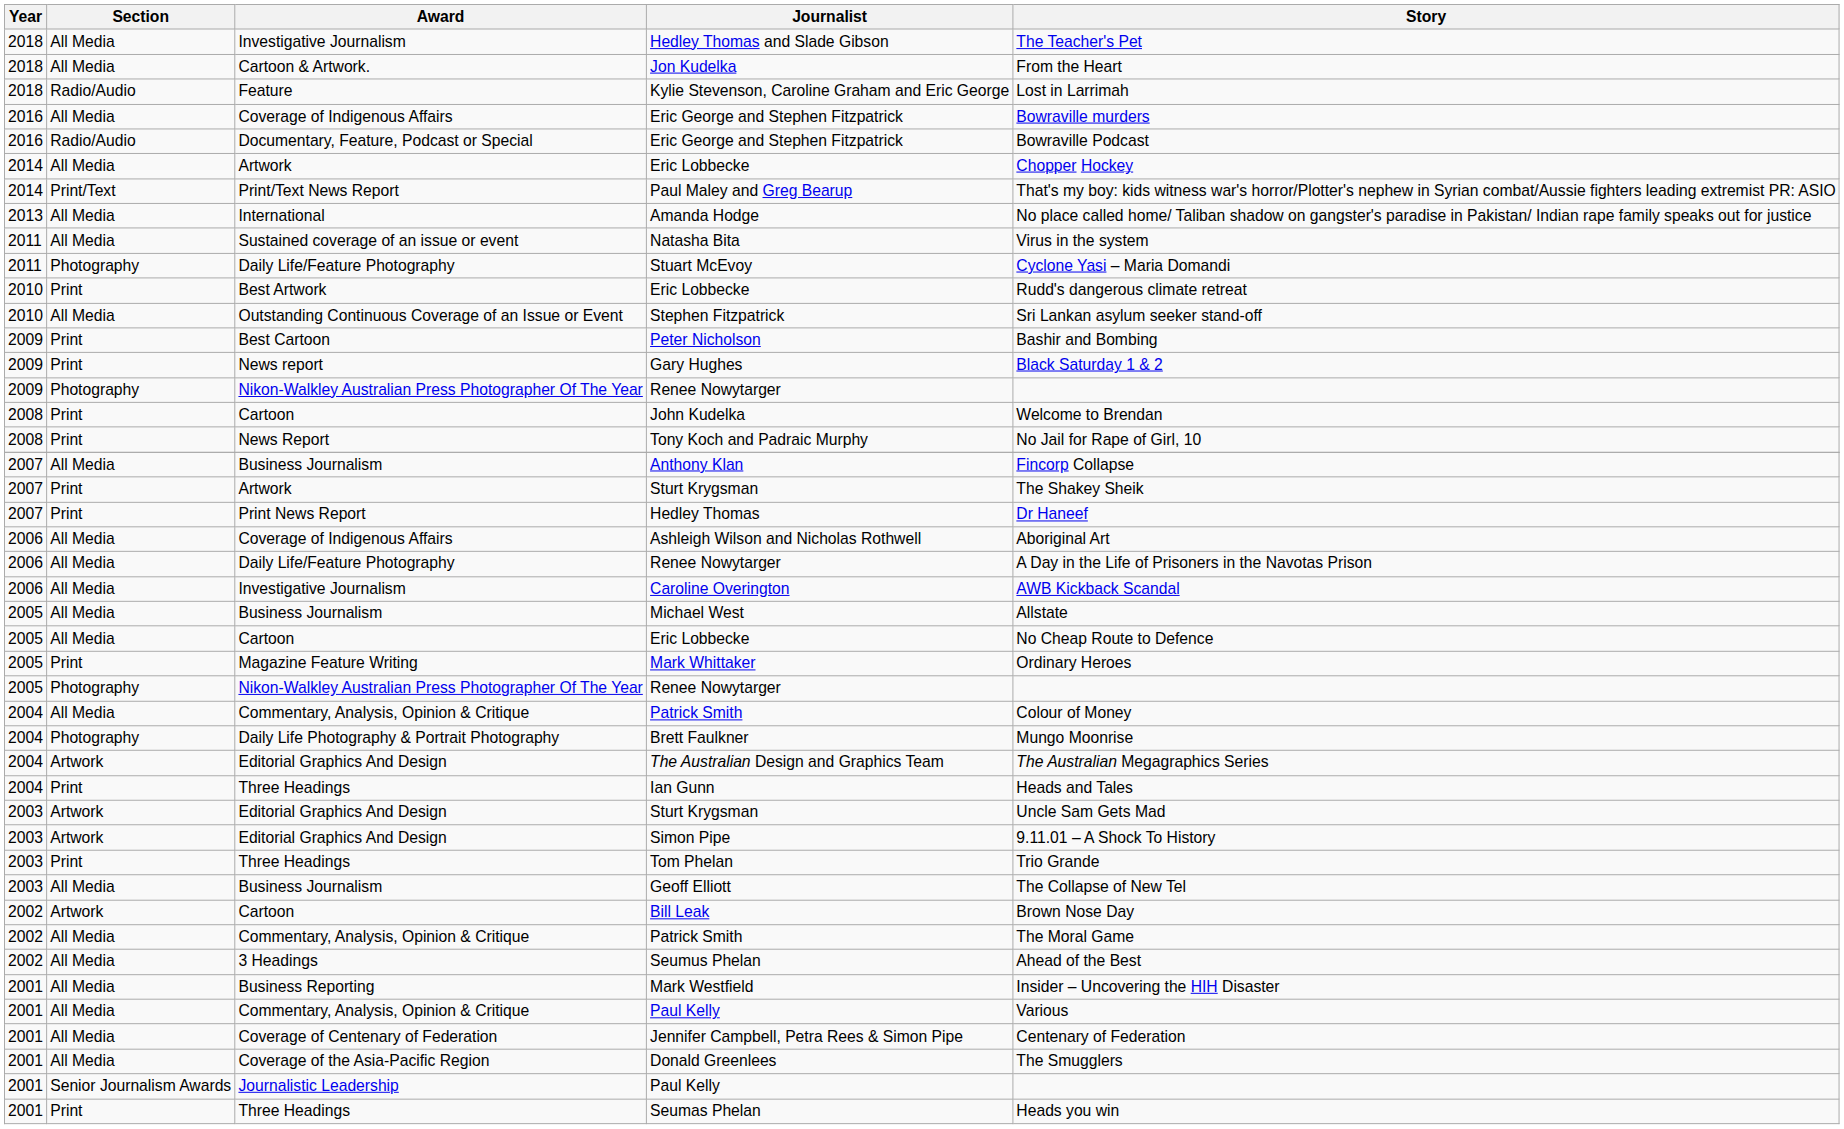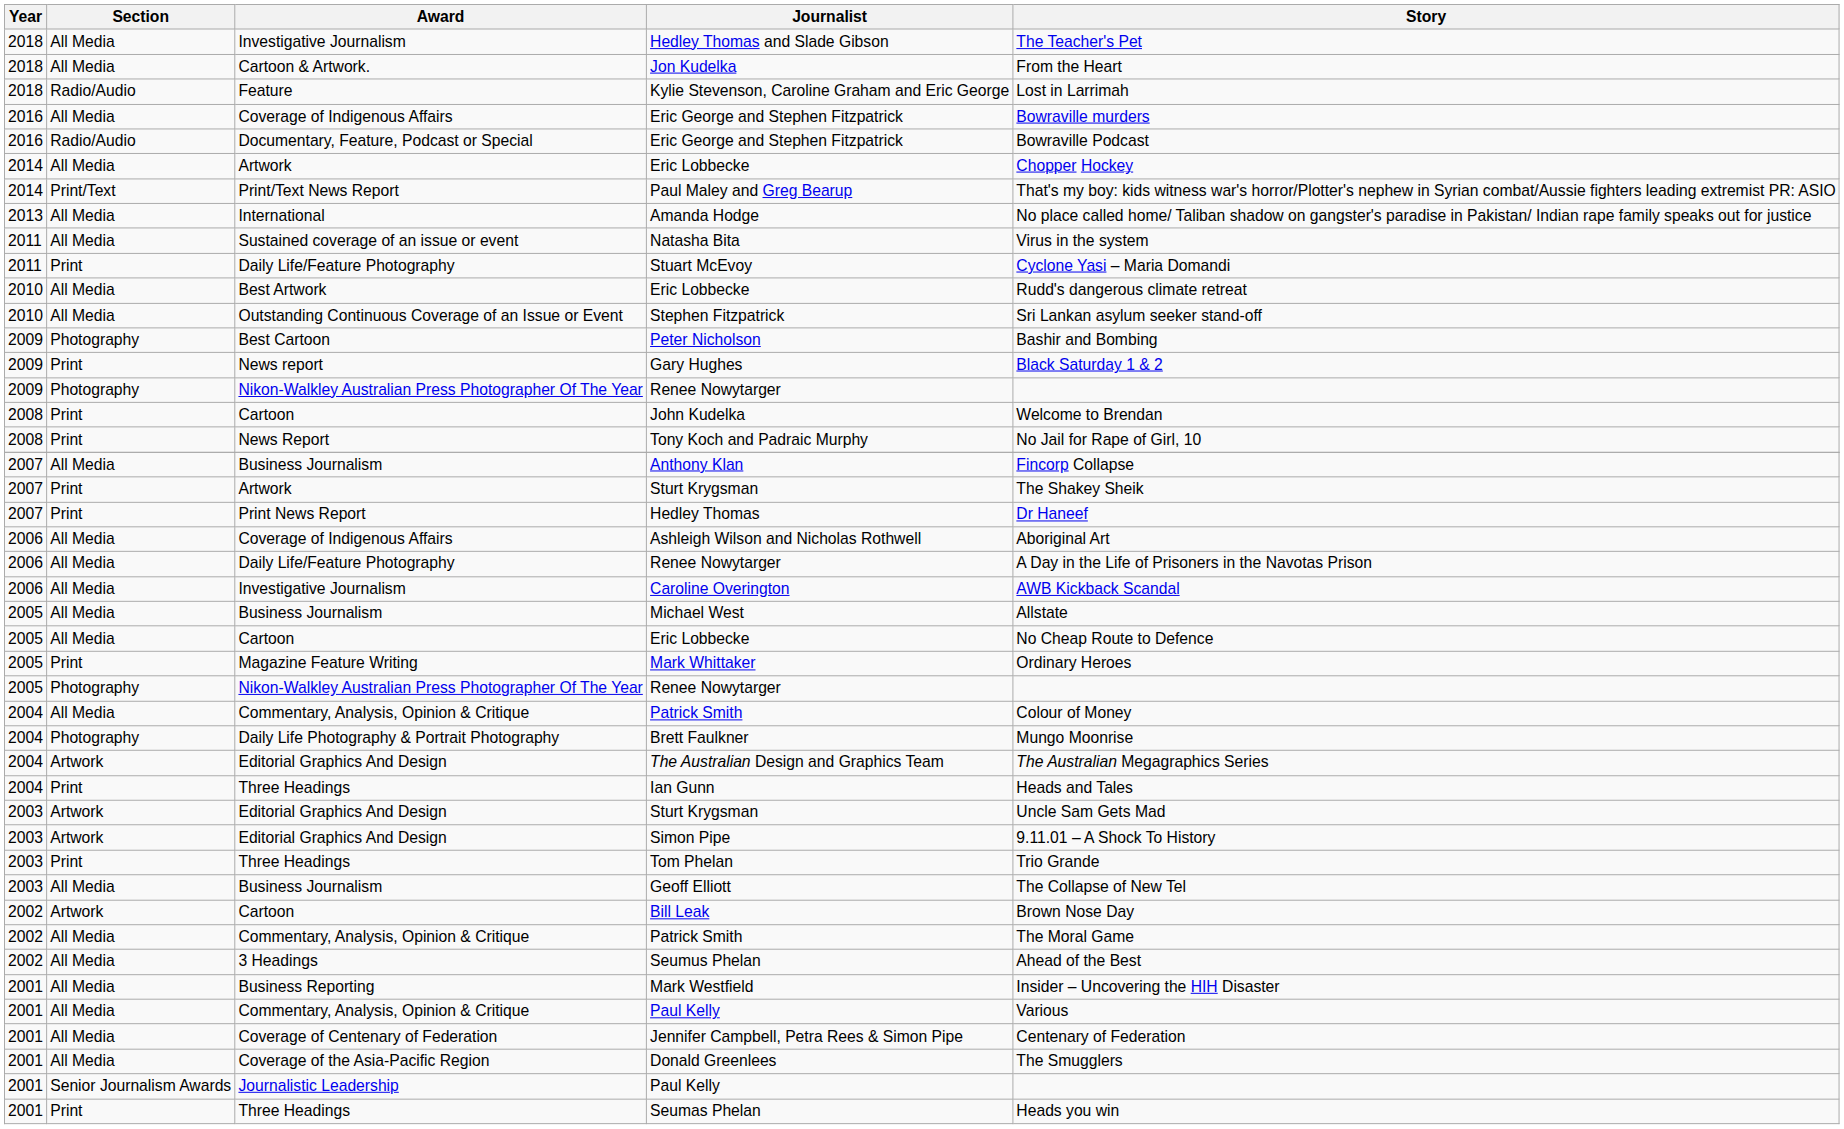(95, 265) Photography -> (66, 265) Print
(66, 290) Print -> (82, 290) All Media
(66, 340) Print -> (95, 340) Photography
